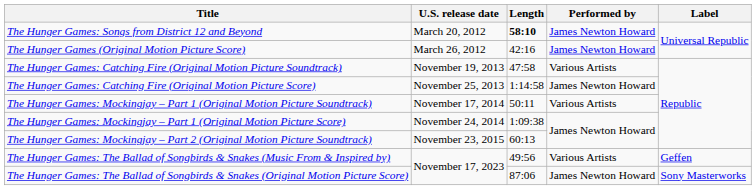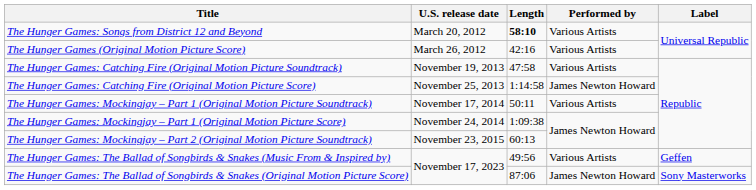(602, 31) James Newton Howard -> (583, 31) Various Artists
(602, 49) James Newton Howard -> (583, 49) Various Artists
